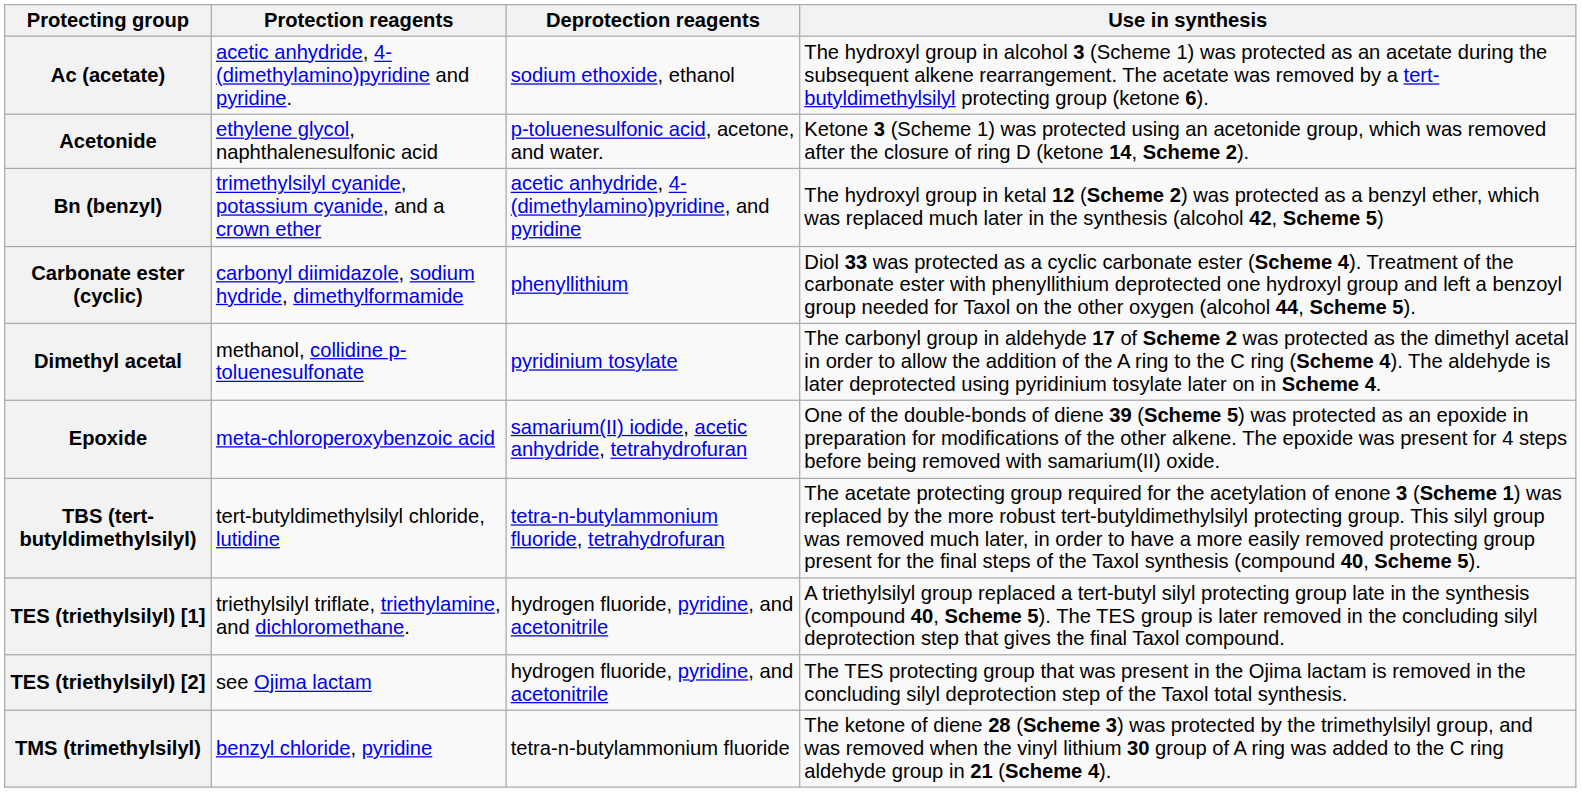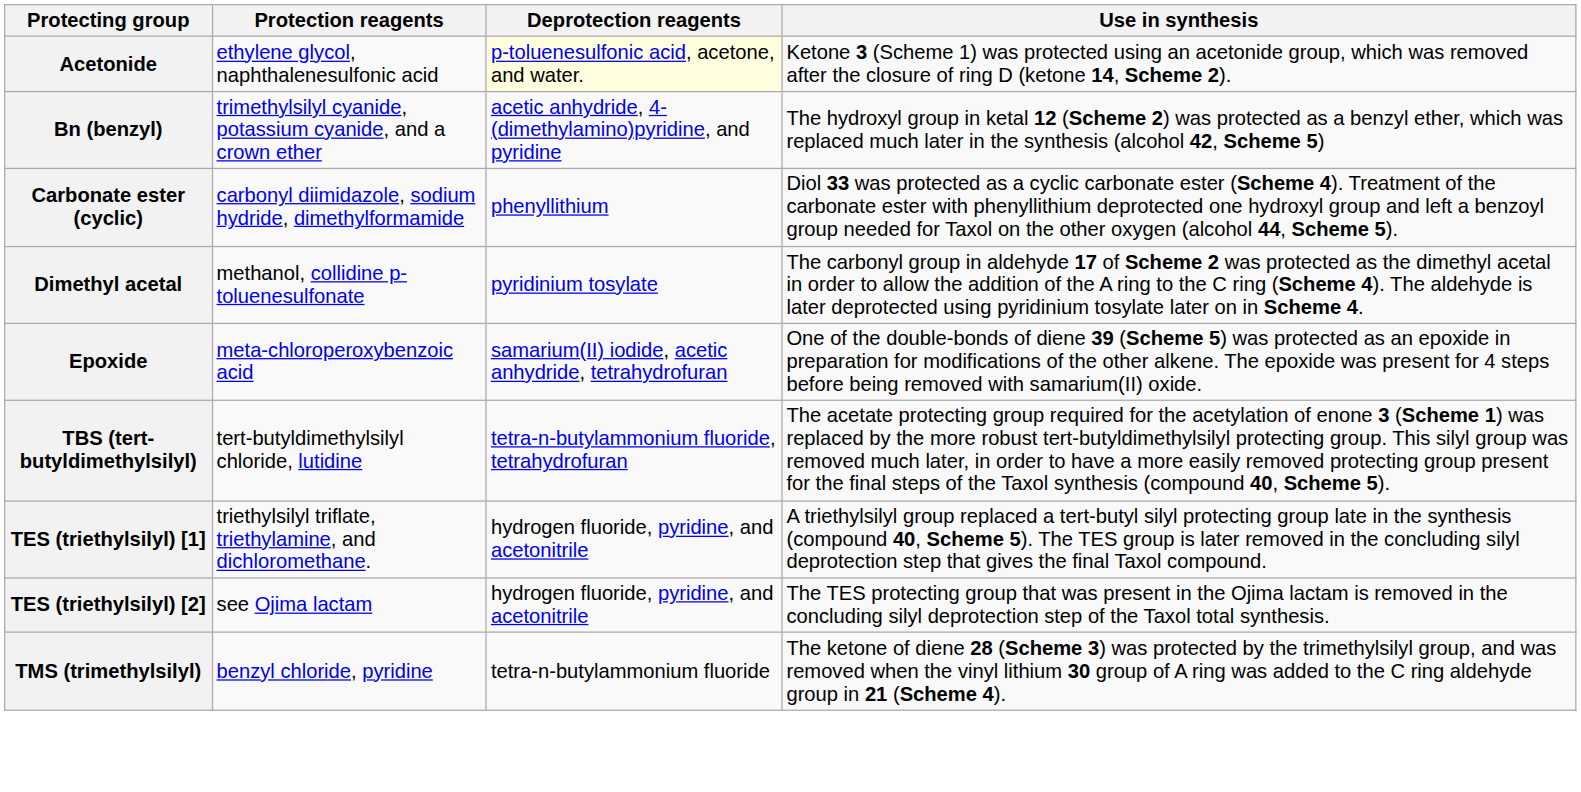- row: (108, 75)
(652, 141) no background -> (633, 63) lightyellow background
